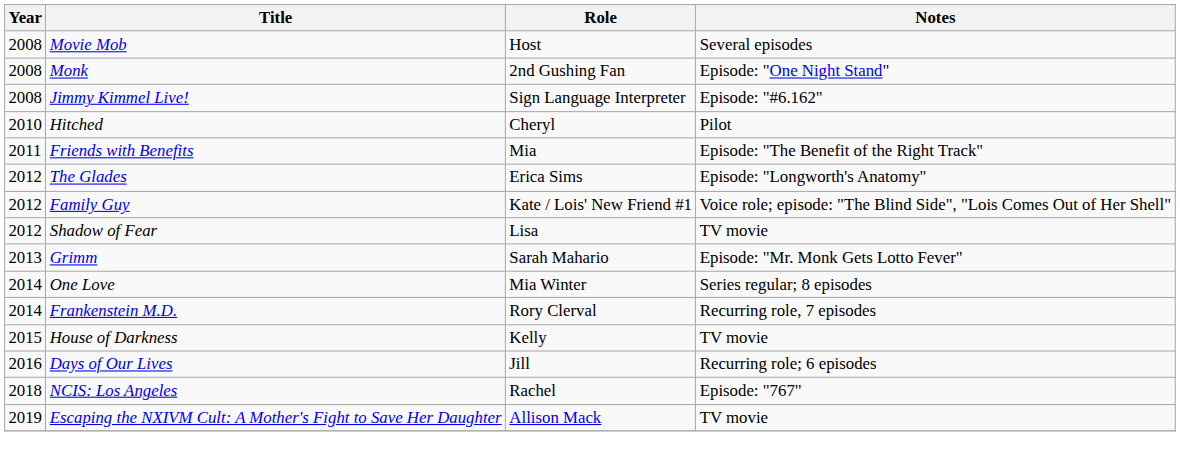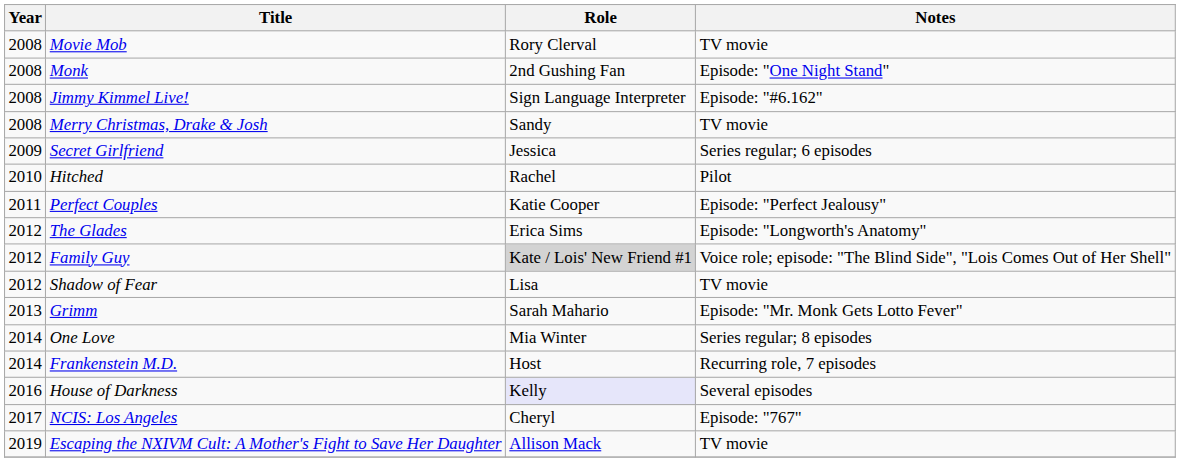(525, 44) Host -> (553, 44) Rory Clerval
(756, 44) Several episodes -> (734, 44) TV movie
+ row: (159, 124)
+ row: (107, 151)
(532, 124) Cheryl -> (533, 177) Rachel
+ row: (104, 204)
- row: (122, 151)
(601, 204) no background -> (601, 257) lightgrey background
(553, 310) Rory Clerval -> (525, 364) Host
(25, 337) 2015 -> (25, 390) 2016
(528, 337) no background -> (528, 390) lavender background
(734, 337) TV movie -> (756, 390) Several episodes
- row: (111, 364)
(25, 390) 2018 -> (25, 417) 2017
(533, 390) Rachel -> (532, 417) Cheryl
